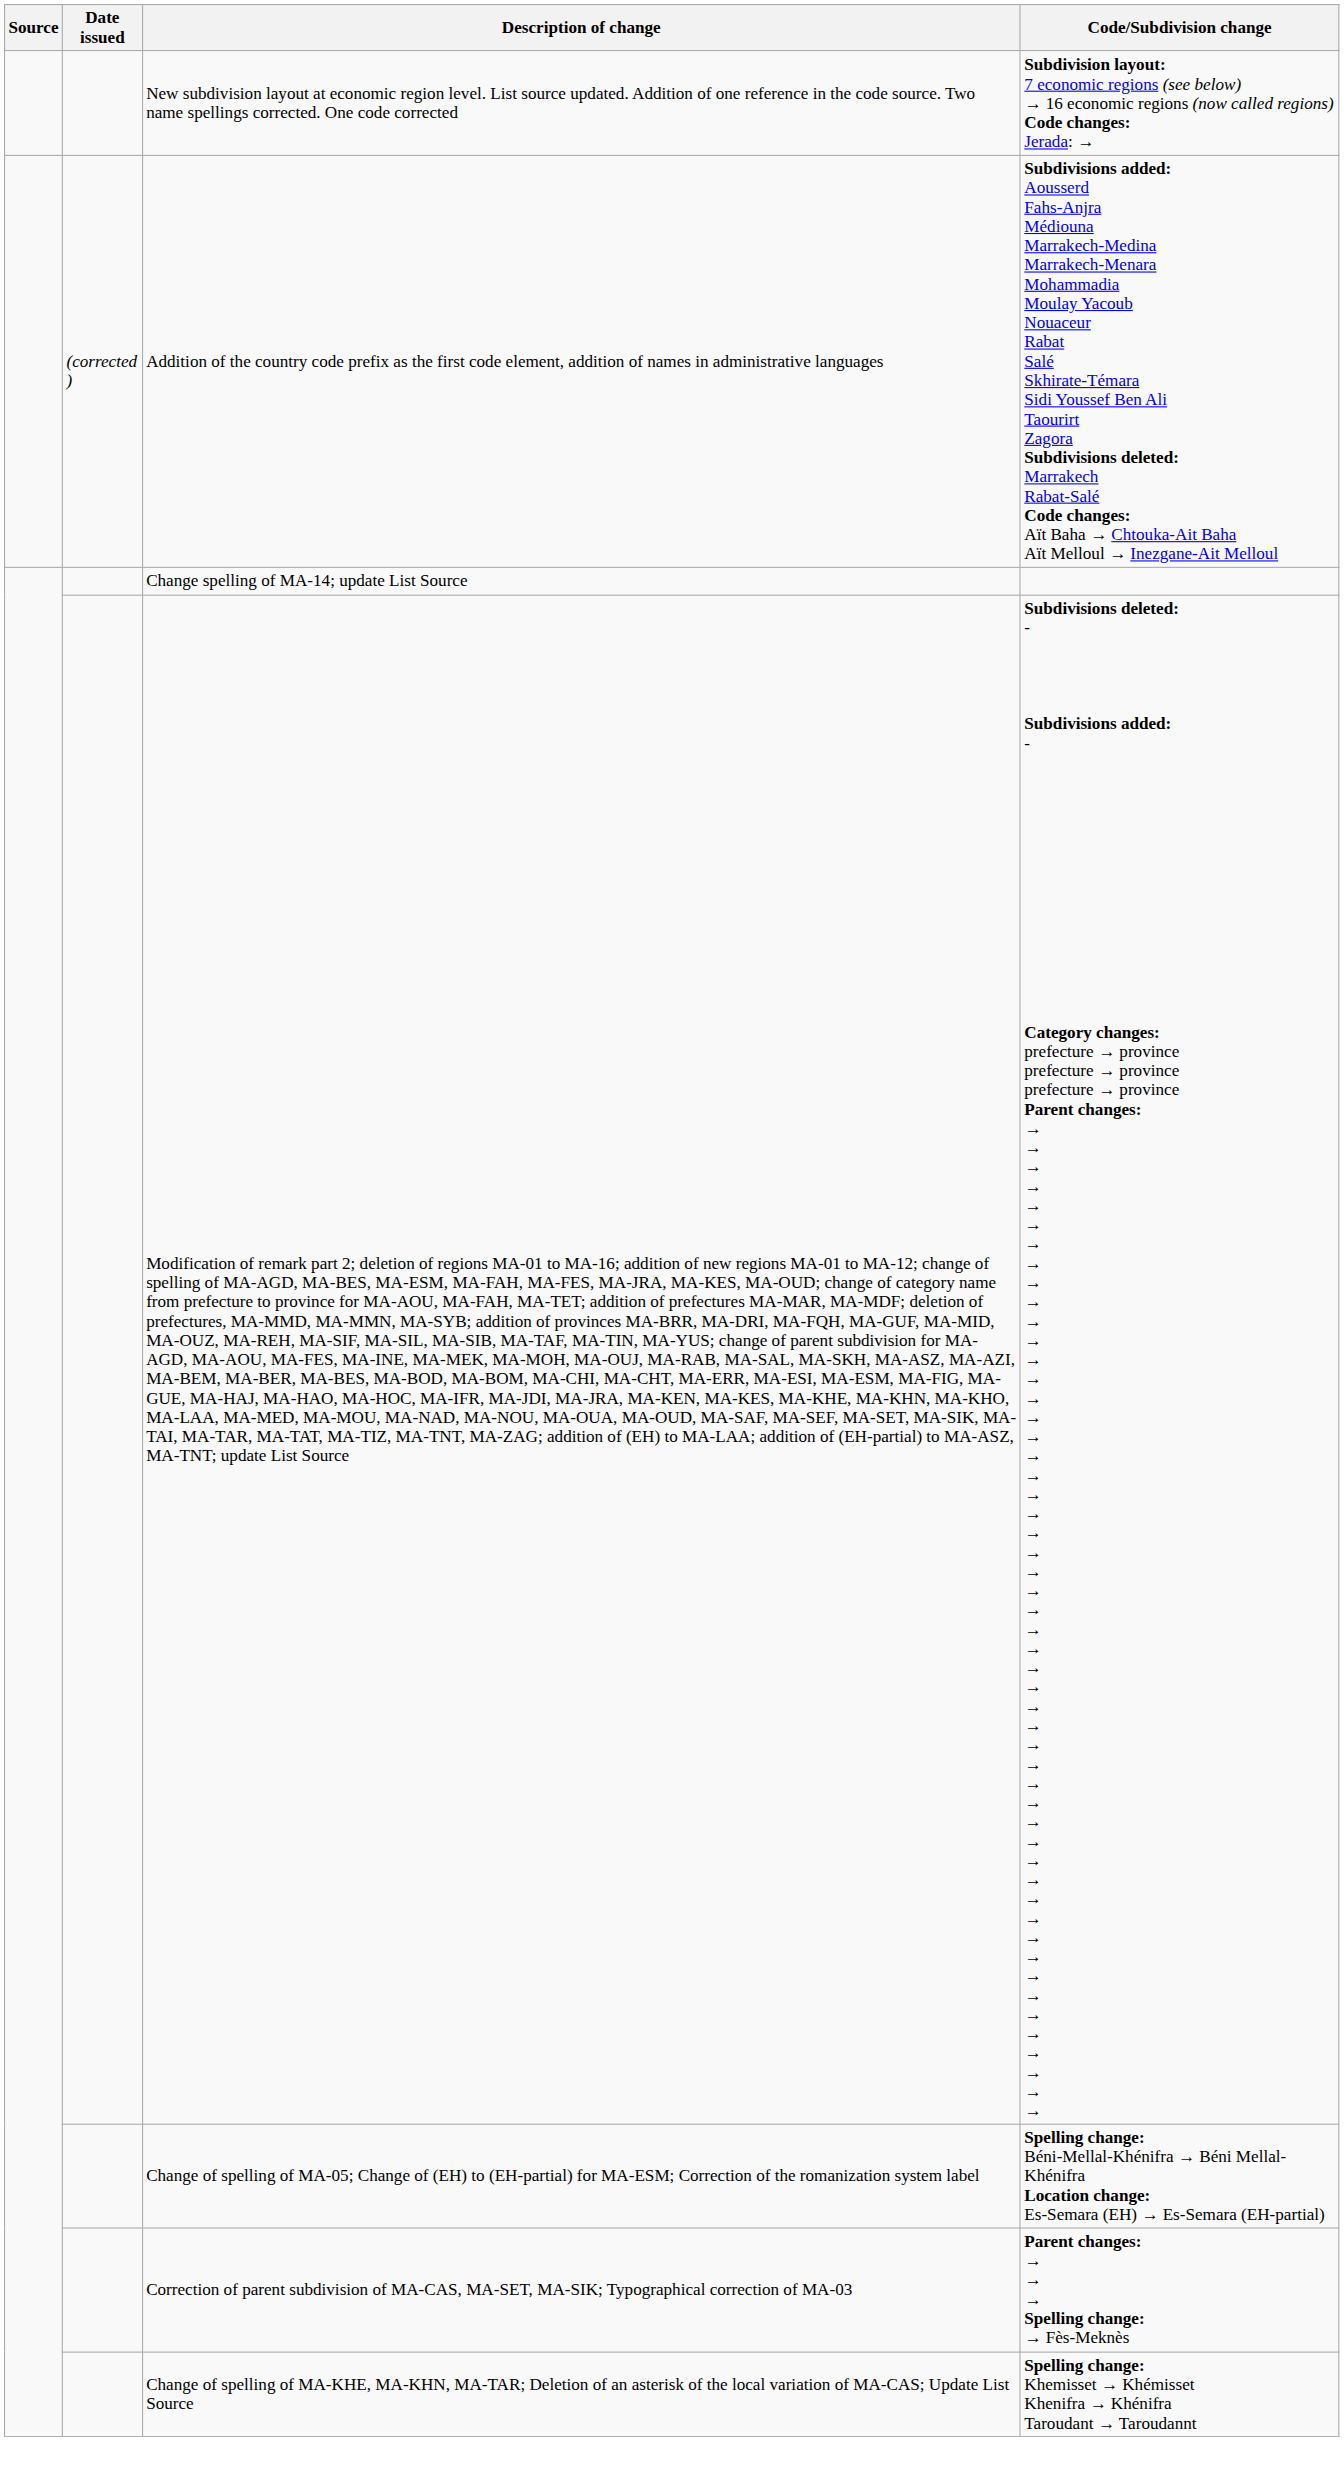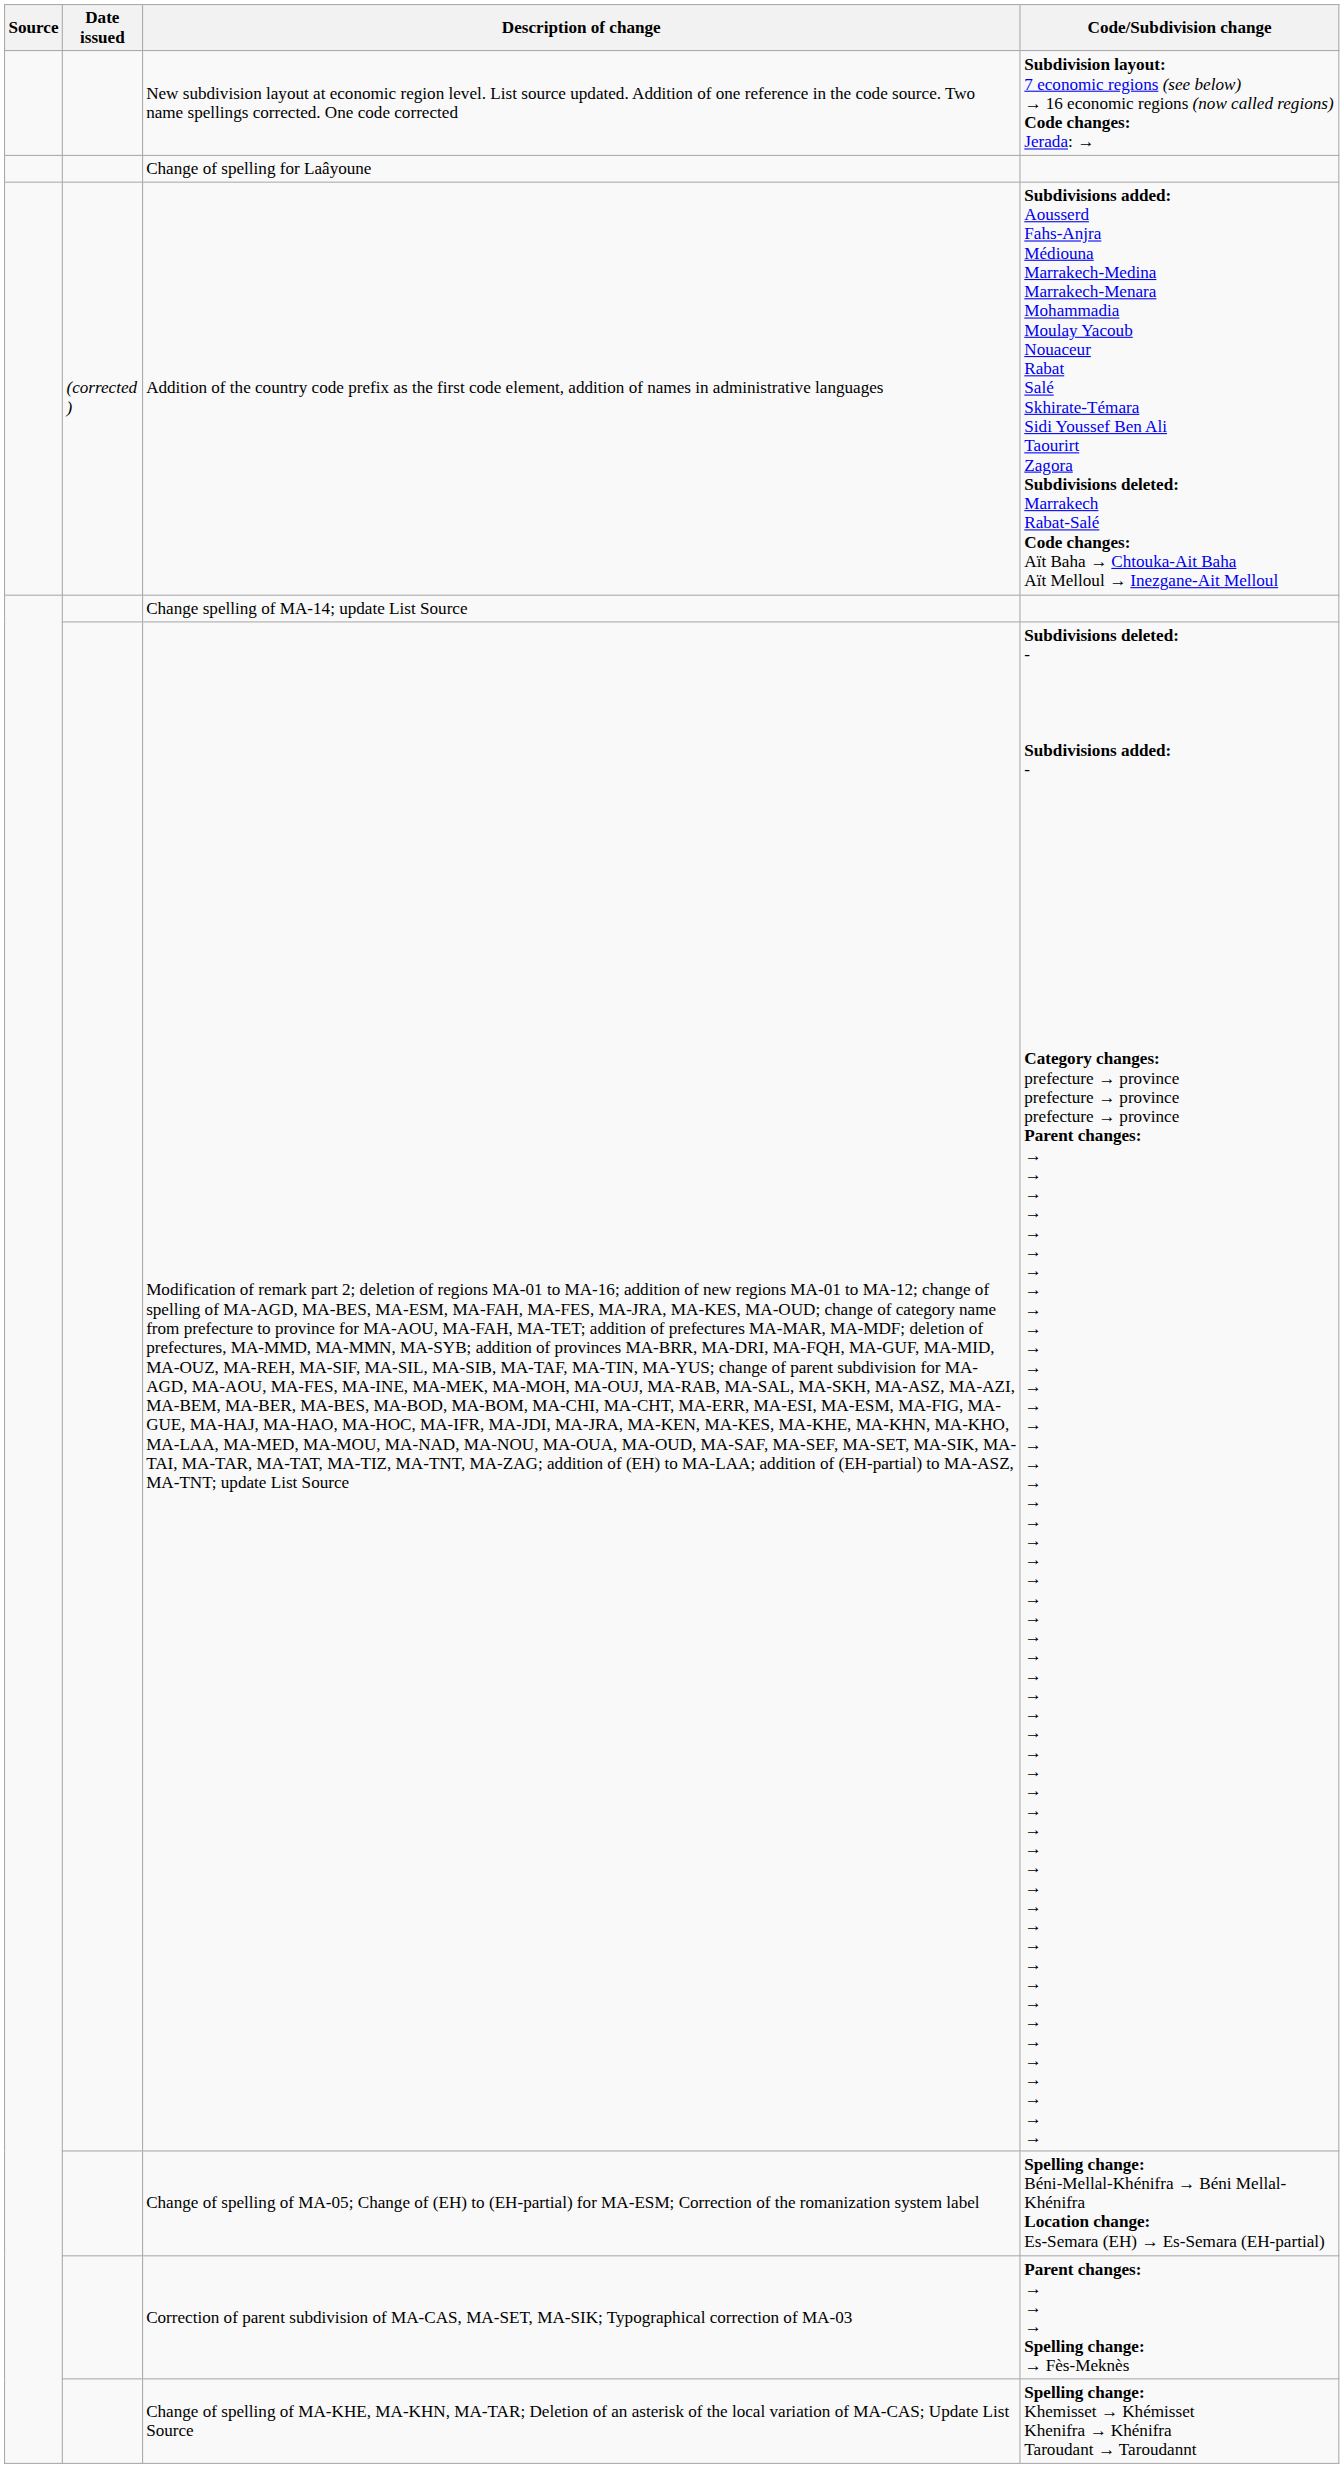+ row: (259, 168)
